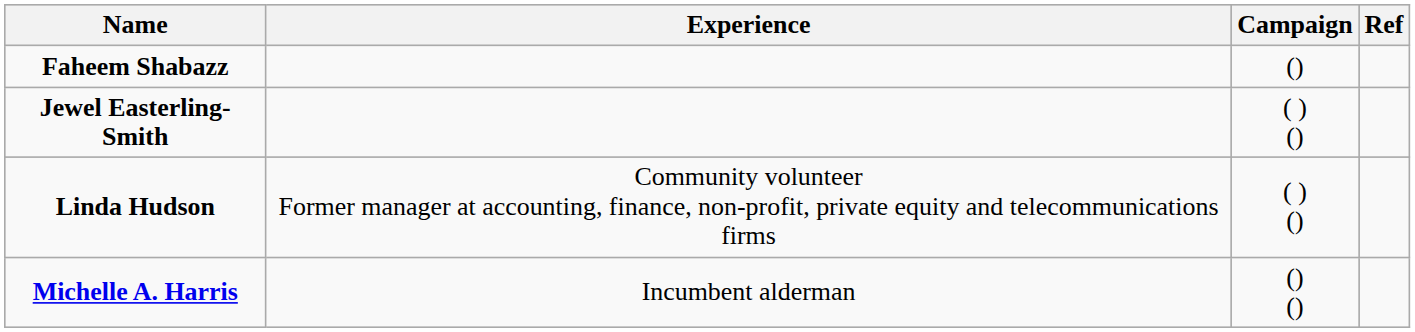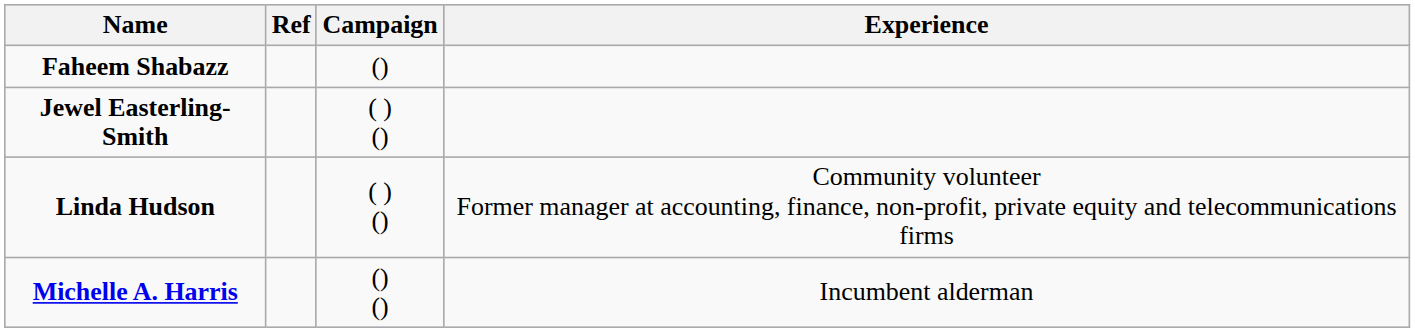columns swapped: (749, 25) <-> (1384, 25)
